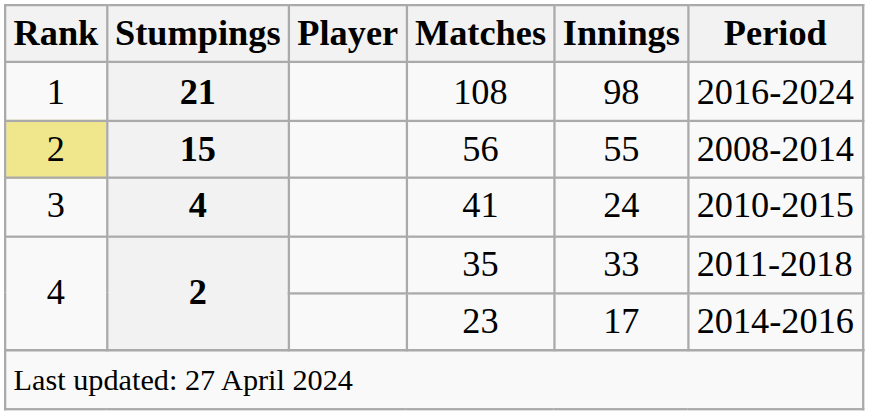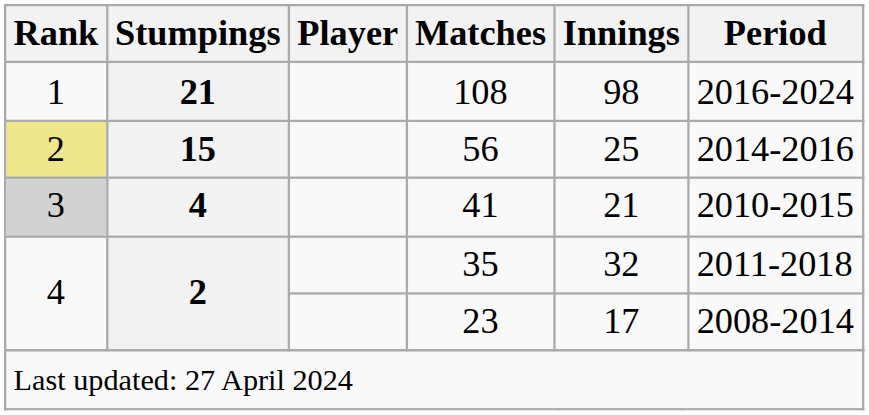(621, 148) 55 -> (621, 148) 25
(775, 148) 2008-2014 -> (775, 148) 2014-2016
(56, 206) no background -> (56, 206) lightgrey background
(621, 206) 24 -> (621, 206) 21
(621, 263) 33 -> (621, 263) 32
(775, 321) 2014-2016 -> (775, 321) 2008-2014
